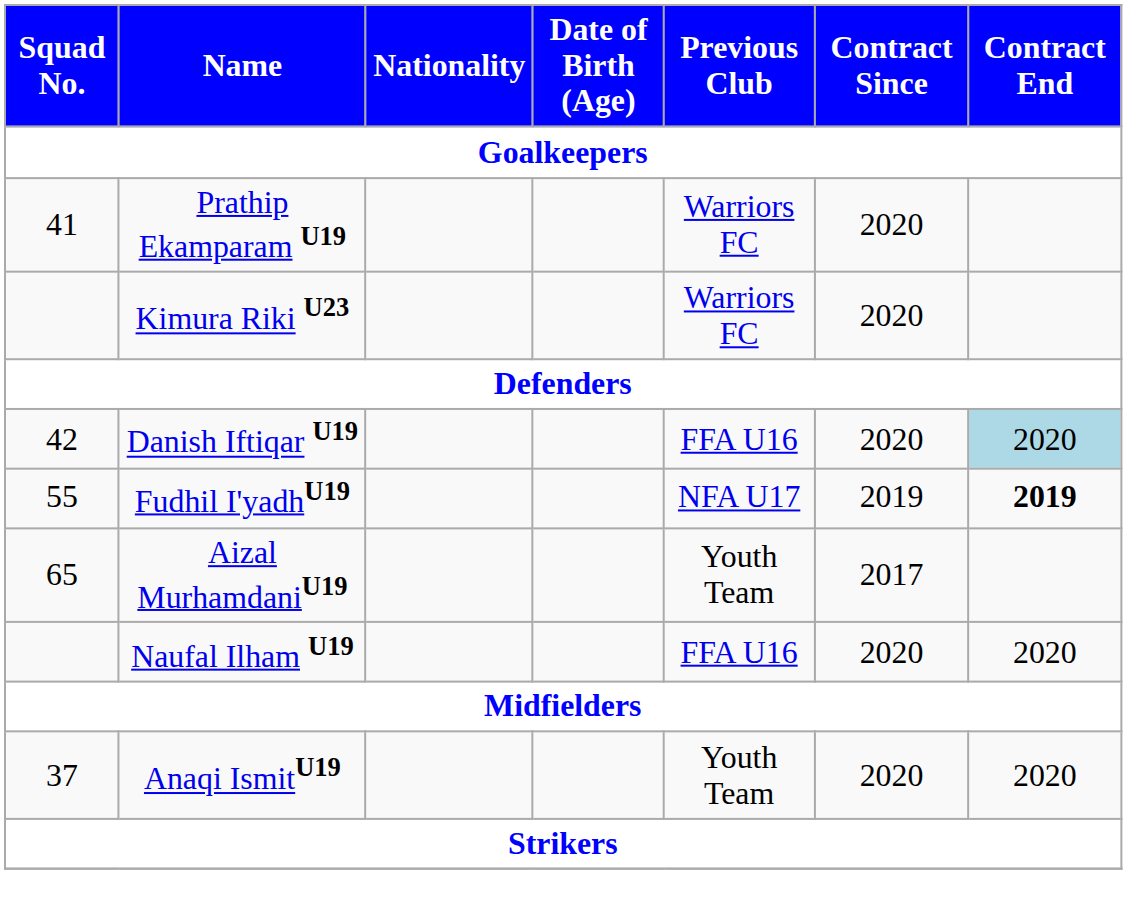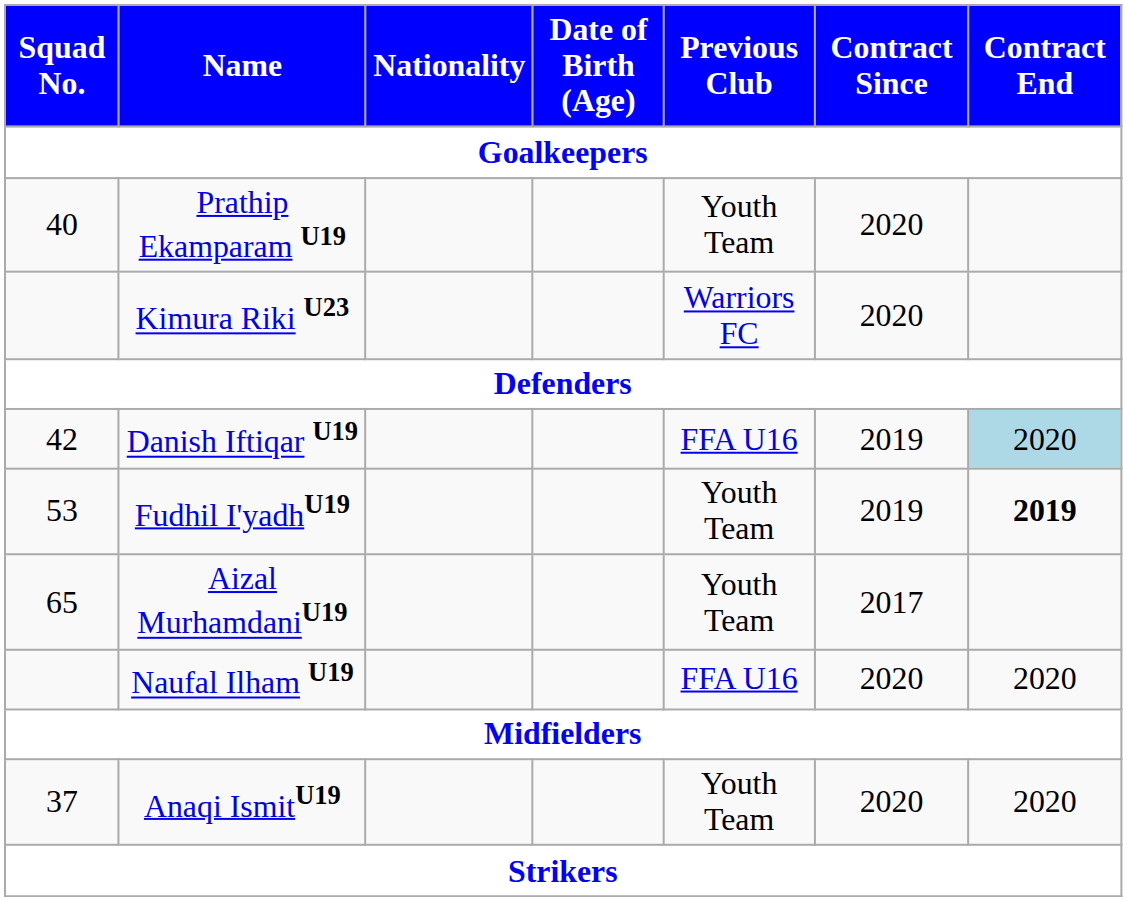(62, 224) 41 -> (62, 224) 40
(739, 224) Warriors FC -> (739, 224) Youth Team
(892, 438) 2020 -> (892, 438) 2019
(62, 497) 55 -> (62, 511) 53
(739, 497) NFA U17 -> (739, 511) Youth Team
